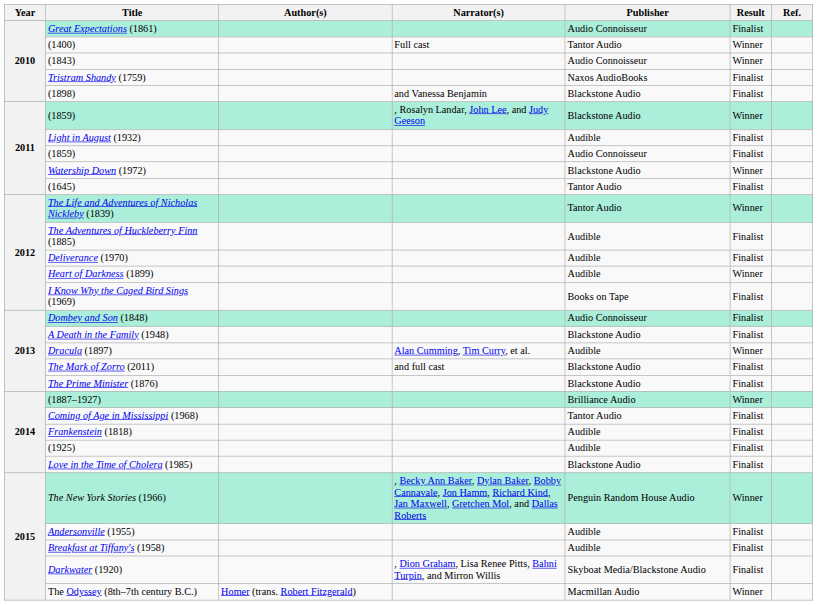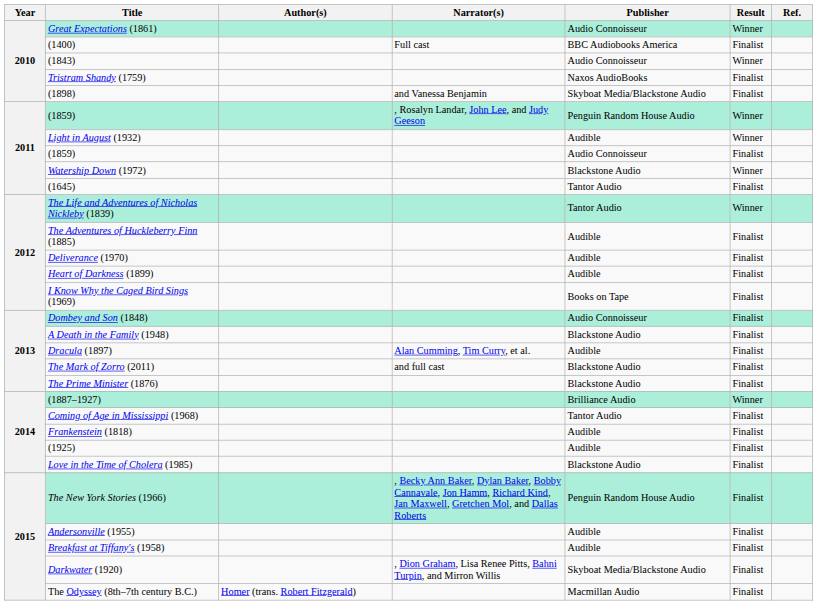(748, 28) Finalist -> (748, 28) Winner
(595, 45) Tantor Audio -> (622, 45) BBC Audiobooks America
(748, 45) Winner -> (748, 45) Finalist
(604, 93) Blackstone Audio -> (637, 93) Skyboat Media/Blackstone Audio
(604, 115) Blackstone Audio -> (631, 115) Penguin Random House Audio
(748, 137) Finalist -> (748, 137) Winner
(748, 274) Winner -> (748, 274) Finalist
(748, 351) Winner -> (748, 351) Finalist
(748, 498) Winner -> (748, 498) Finalist
(748, 591) Winner -> (748, 591) Finalist
